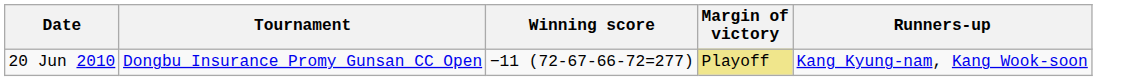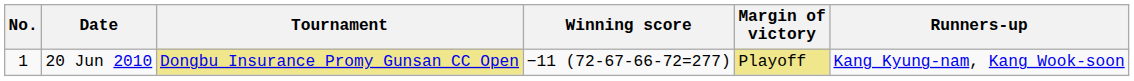+ column: (23, 27)
(303, 63) no background -> (340, 63) khaki background
